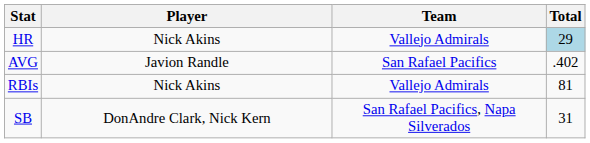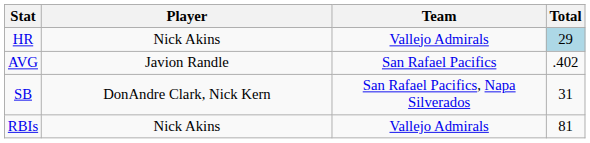rows swapped: (23, 86) <-> (23, 117)
